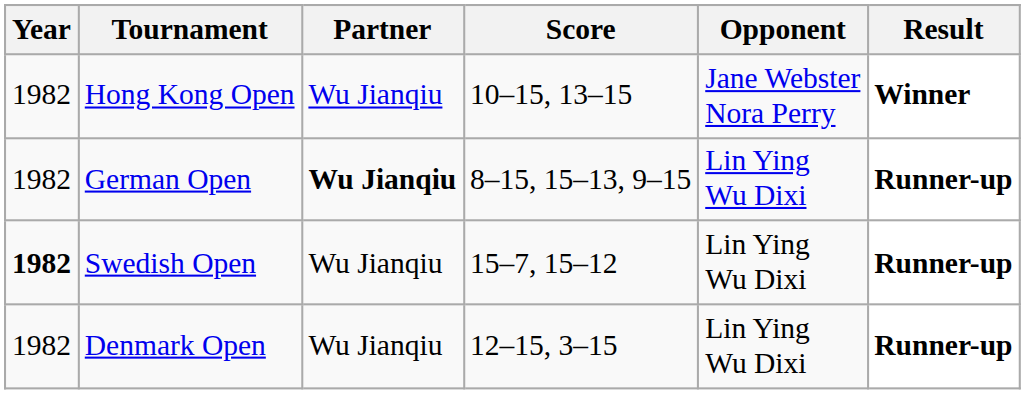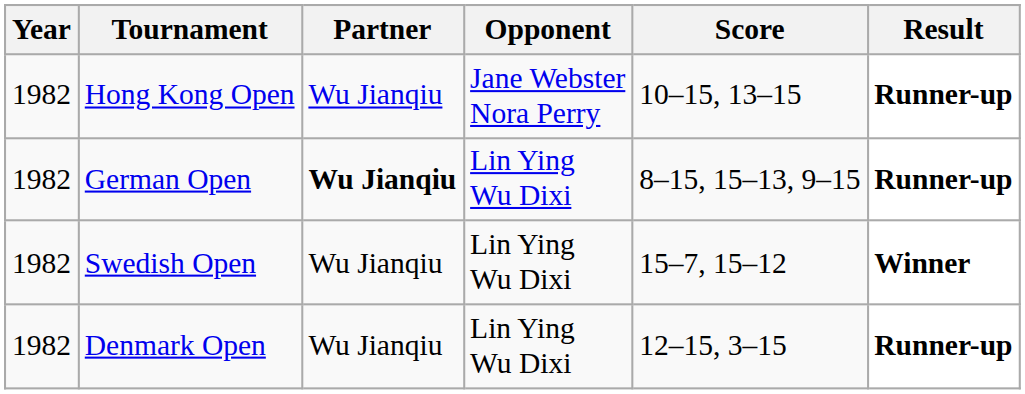columns swapped: (783, 29) <-> (581, 29)
(922, 95) Winner -> (943, 95) Runner-up
(41, 262) bold -> (41, 262) normal
(943, 262) Runner-up -> (922, 262) Winner
